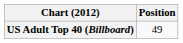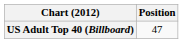(157, 30) 49 -> (157, 30) 47
